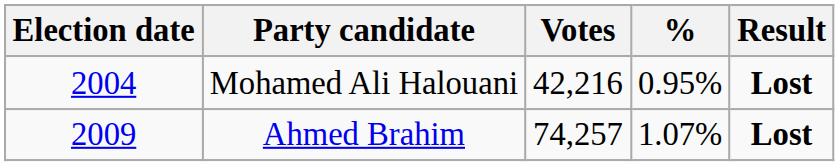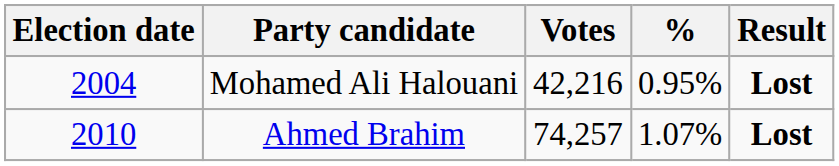(104, 133) 2009 -> (104, 133) 2010
